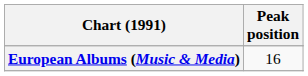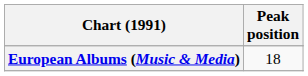(273, 58) 16 -> (273, 58) 18
